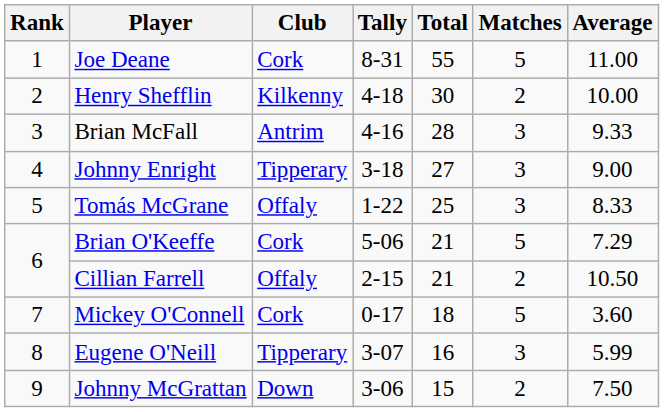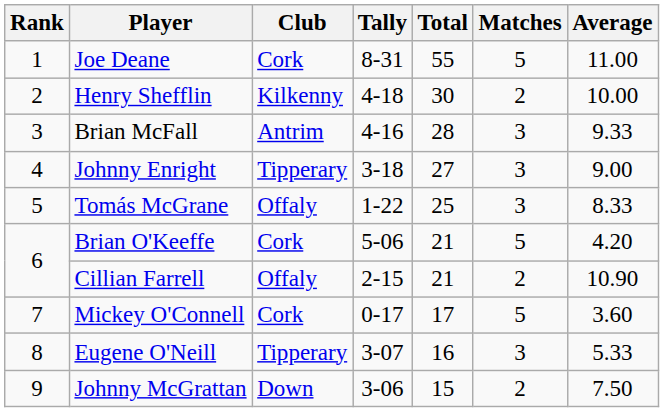(612, 242) 7.29 -> (612, 242) 4.20
(612, 278) 10.50 -> (612, 278) 10.90
(443, 315) 18 -> (443, 315) 17
(612, 351) 5.99 -> (612, 351) 5.33
